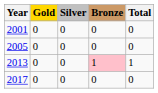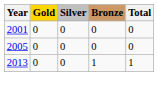(94, 63) pink background -> (94, 63) no background
- row: (17, 79)
